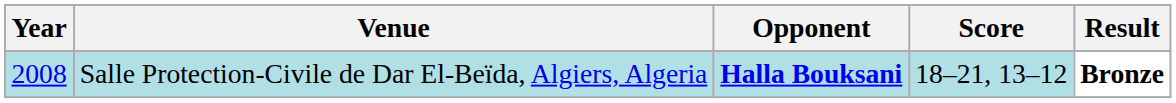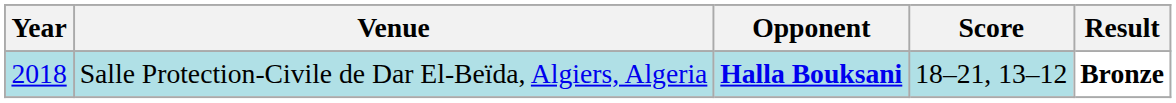(39, 73) 2008 -> (39, 73) 2018
